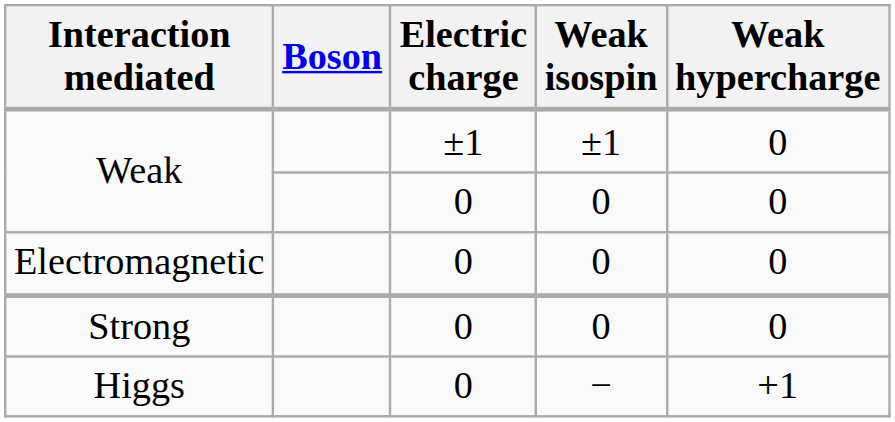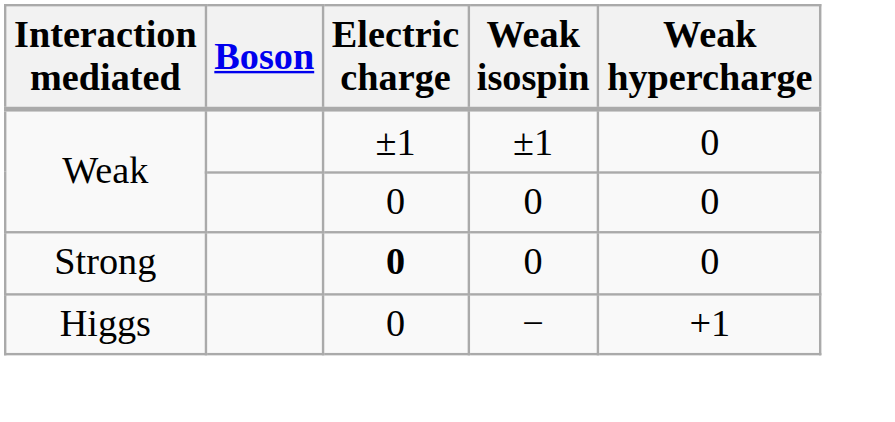- row: (139, 262)
(463, 325) normal -> (396, 262) bold
